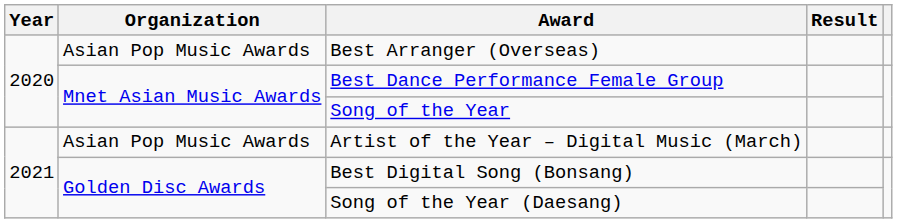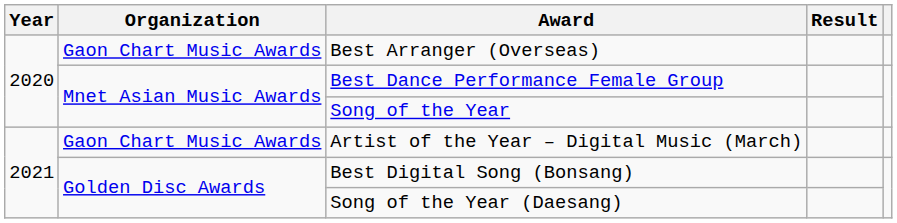(187, 50) Asian Pop Music Awards -> (192, 50) Gaon Chart Music Awards
(187, 142) Asian Pop Music Awards -> (192, 142) Gaon Chart Music Awards
